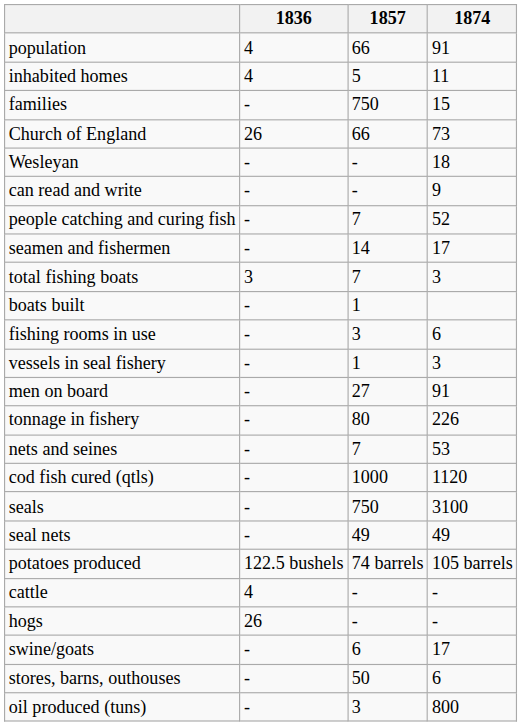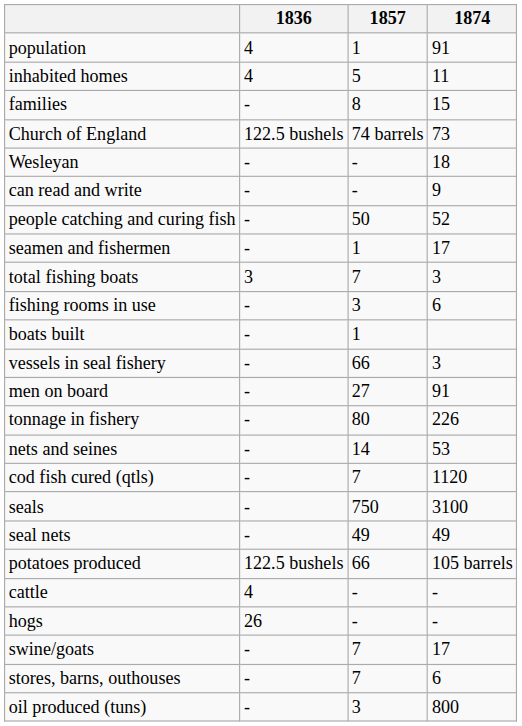(361, 47) 66 -> (356, 47) 1
(365, 104) 750 -> (356, 104) 8
(253, 133) 26 -> (294, 133) 122.5 bushels
(361, 133) 66 -> (388, 133) 74 barrels
(356, 219) 7 -> (361, 219) 50
(361, 248) 14 -> (356, 248) 1
rows swapped: (47, 305) <-> (82, 334)
(356, 362) 1 -> (361, 362) 66
(356, 448) 7 -> (361, 448) 14
(370, 477) 1000 -> (356, 477) 7
(388, 563) 74 barrels -> (361, 563) 66
(356, 649) 6 -> (356, 649) 7
(361, 678) 50 -> (356, 678) 7
